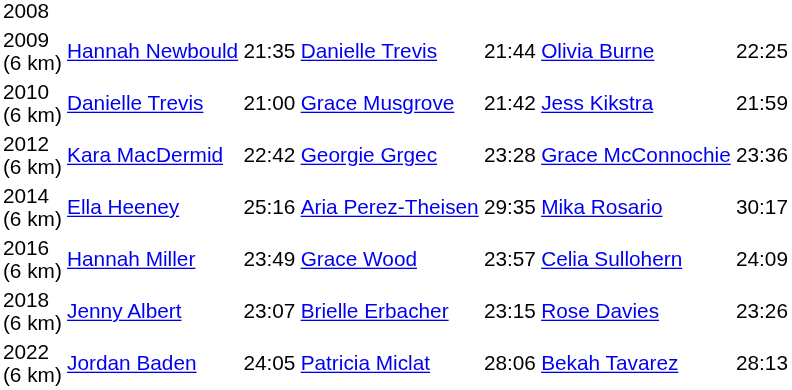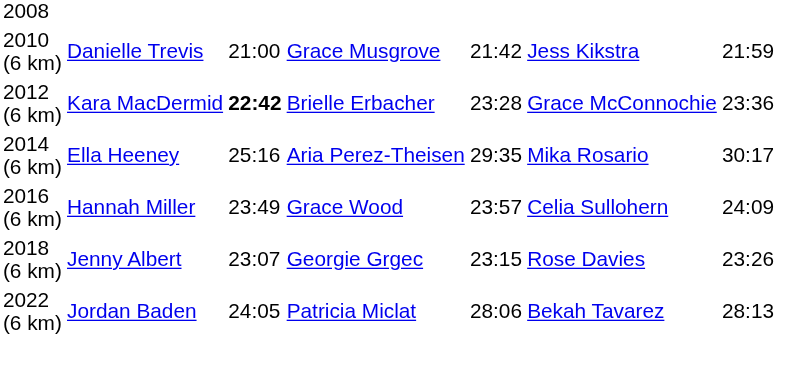- row: (32, 51)
(269, 155) normal -> (255, 103) bold
(369, 155) Georgie Grgec -> (361, 103) Brielle Erbacher
(375, 311) Brielle Erbacher -> (355, 259) Georgie Grgec
